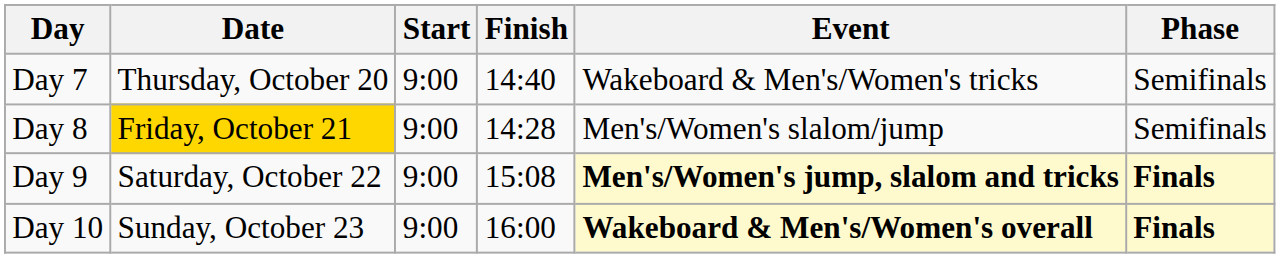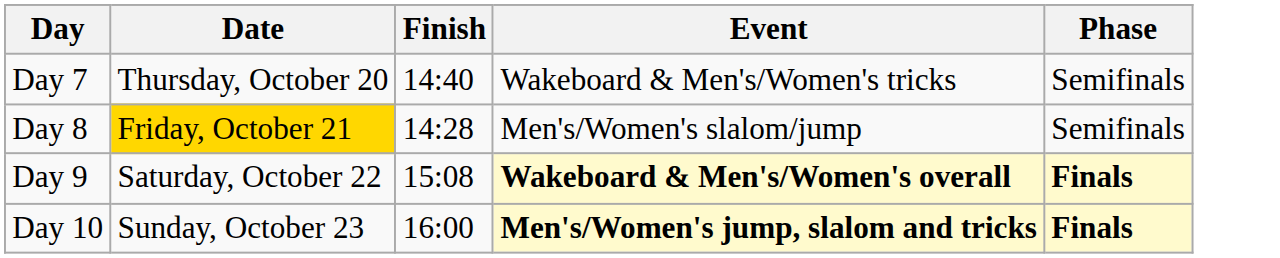- column: (437, 29)
(851, 177) Men's/Women's jump, slalom and tricks -> (756, 177) Wakeboard & Men's/Women's overall
(838, 227) Wakeboard & Men's/Women's overall -> (769, 227) Men's/Women's jump, slalom and tricks
